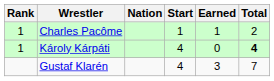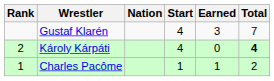rows swapped: (81, 31) <-> (74, 66)
(21, 48) 1 -> (21, 48) 2
